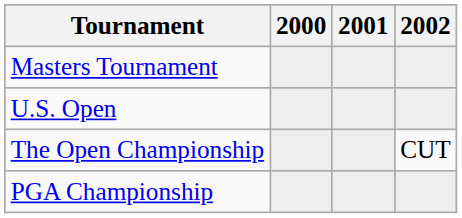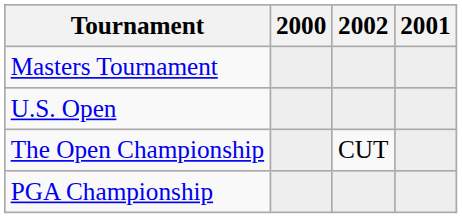columns swapped: (363, 25) <-> (425, 25)
